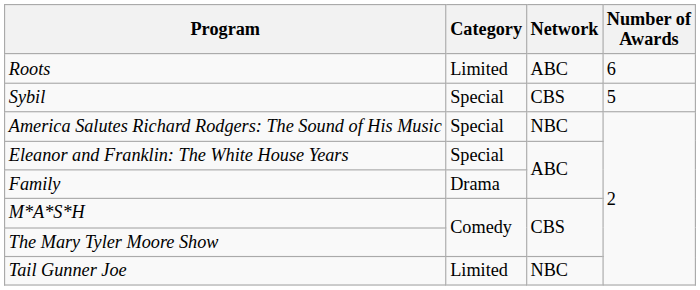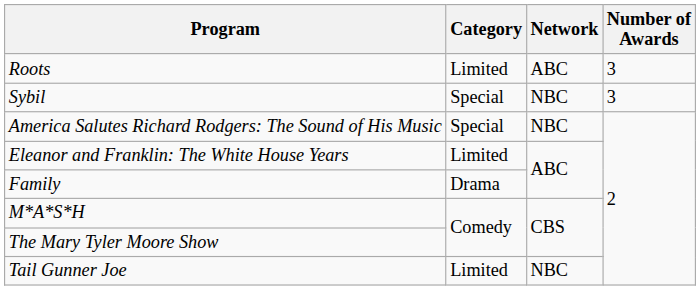(611, 68) 6 -> (611, 68) 3
(548, 97) CBS -> (549, 97) NBC
(611, 97) 5 -> (611, 97) 3
(477, 155) Special -> (479, 155) Limited
